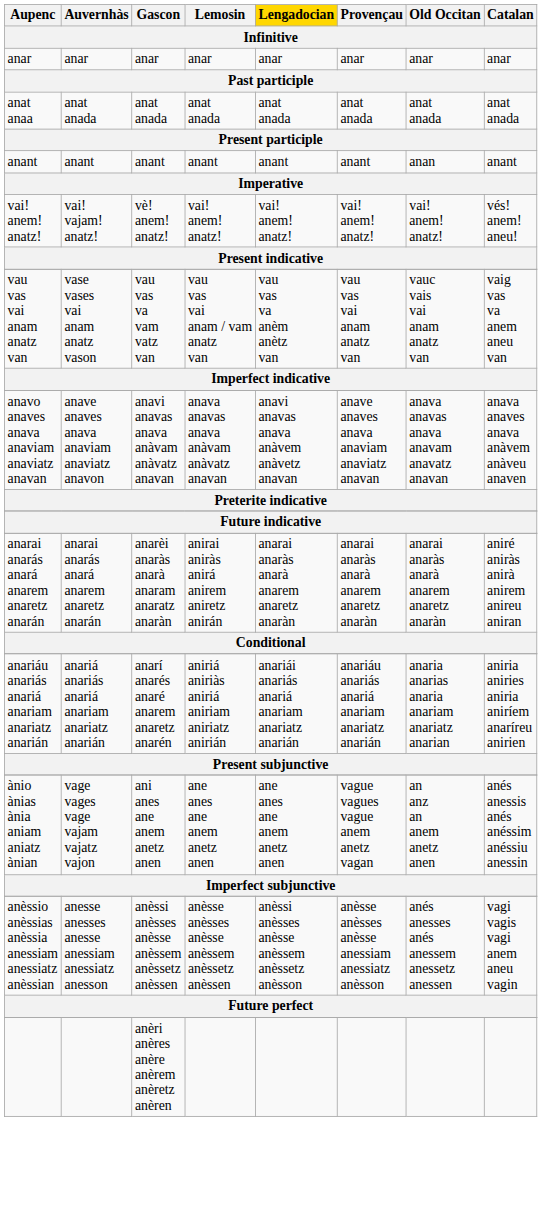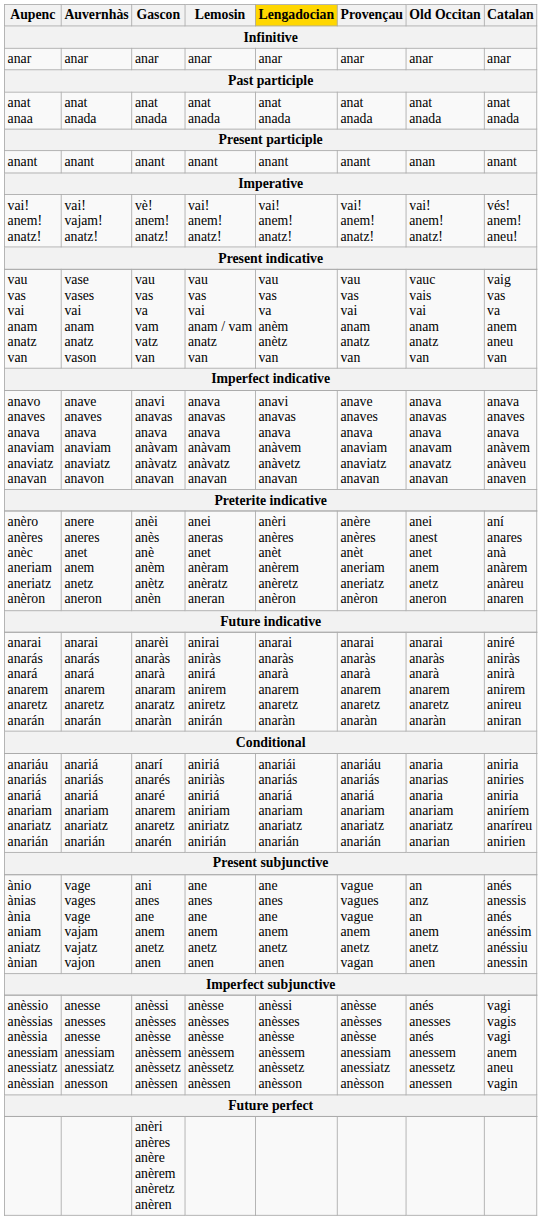+ row: (30, 560)
